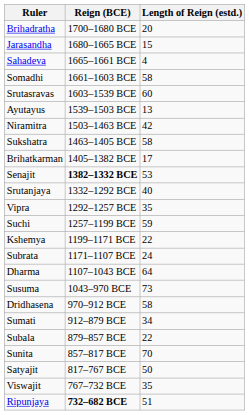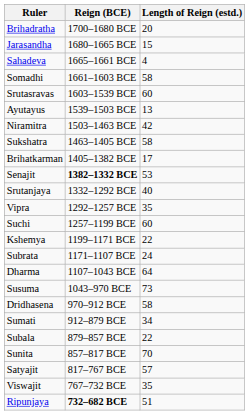(147, 223) 59 -> (147, 223) 60
(147, 369) 50 -> (147, 369) 57
